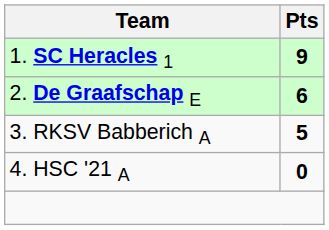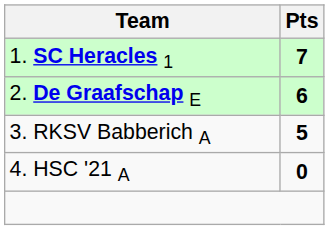(302, 57) 9 -> (302, 57) 7
